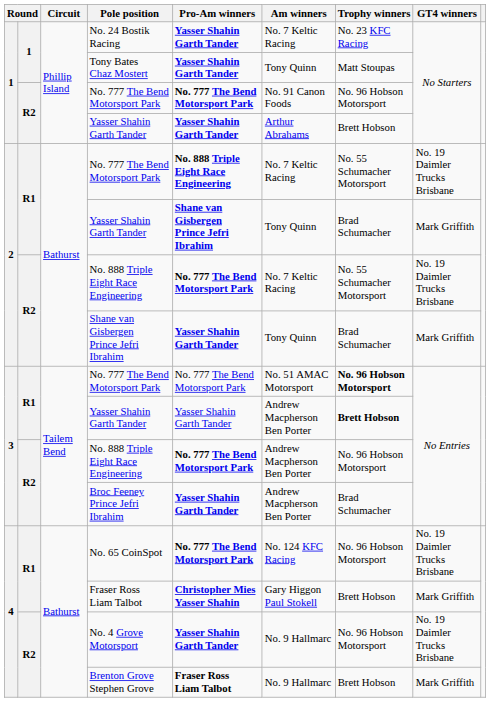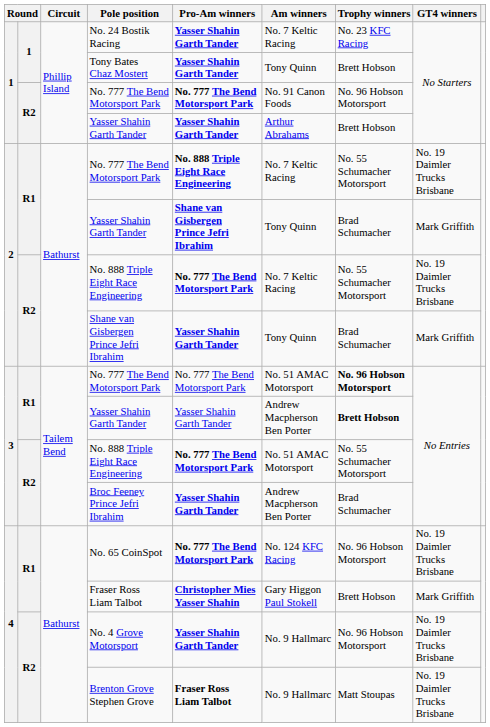(366, 67) Matt Stoupas -> (366, 67) Brett Hobson
(291, 460) Andrew Macpherson Ben Porter -> (297, 460) No. 51 AMAC Motorsport
(370, 460) No. 96 Hobson Motorsport -> (364, 460) No. 55 Schumacher Motorsport
(366, 682) Brett Hobson -> (366, 694) Matt Stoupas
(445, 682) Mark Griffith -> (435, 694) No. 19 Daimler Trucks Brisbane
